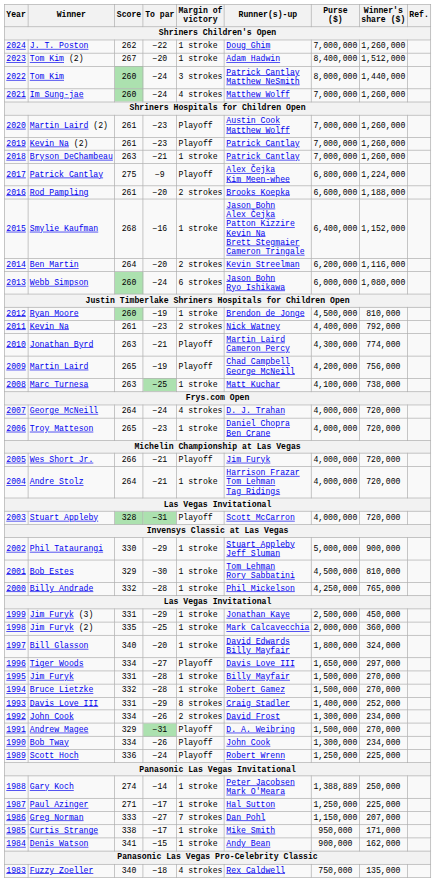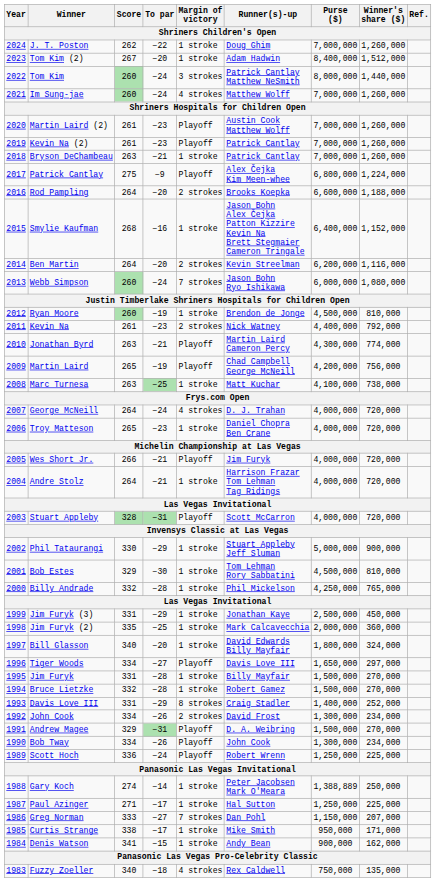(129, 193) 261 -> (129, 193) 264
(200, 283) 6 strokes -> (200, 283) 7 strokes
